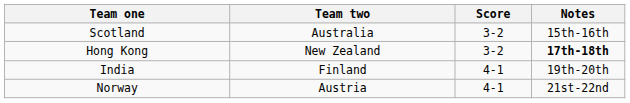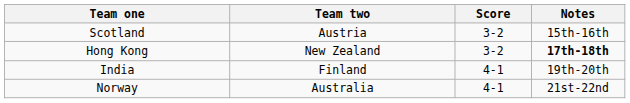(343, 32) Australia -> (343, 32) Austria
(343, 88) Austria -> (343, 88) Australia
